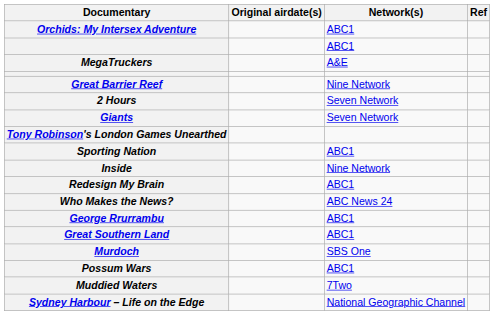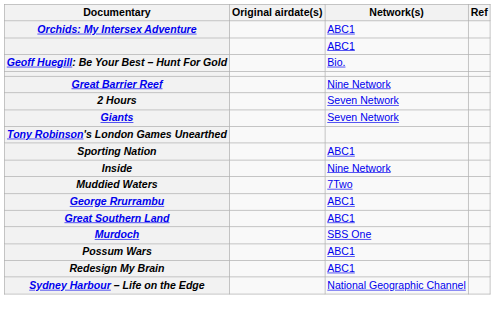+ row: (117, 63)
- row: (117, 63)
rows swapped: (117, 285) <-> (117, 185)
- row: (117, 201)
